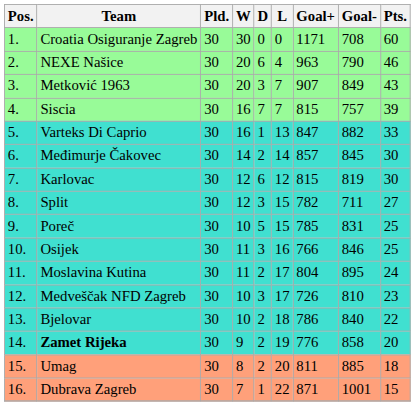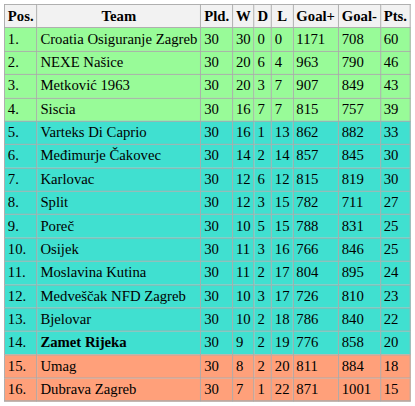(307, 132) 847 -> (307, 132) 862
(307, 226) 785 -> (307, 226) 788
(353, 366) 885 -> (353, 366) 884
